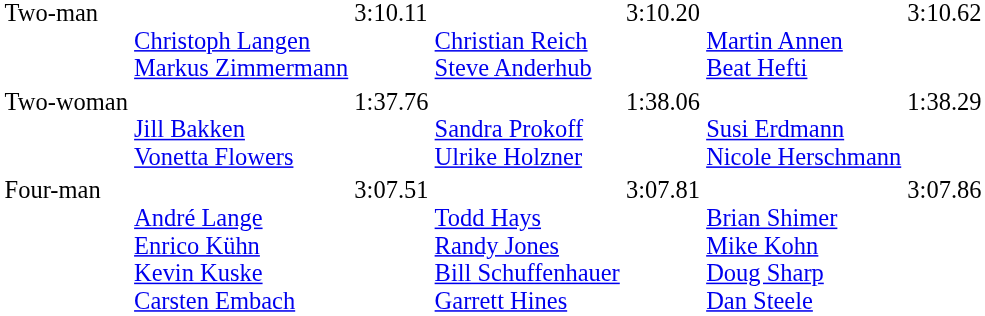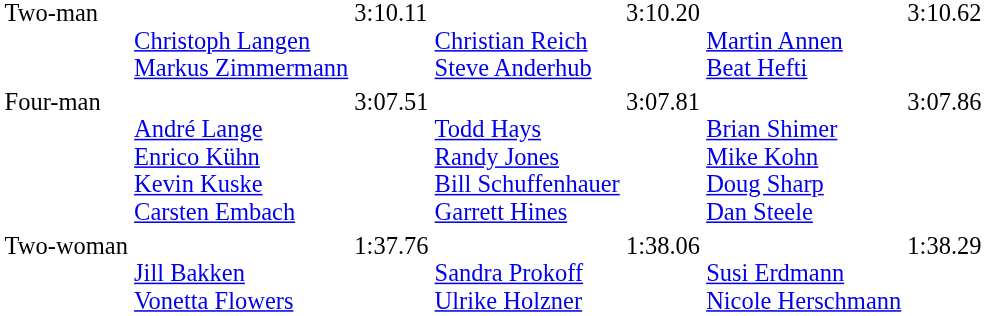rows swapped: (53, 190) <-> (66, 101)
